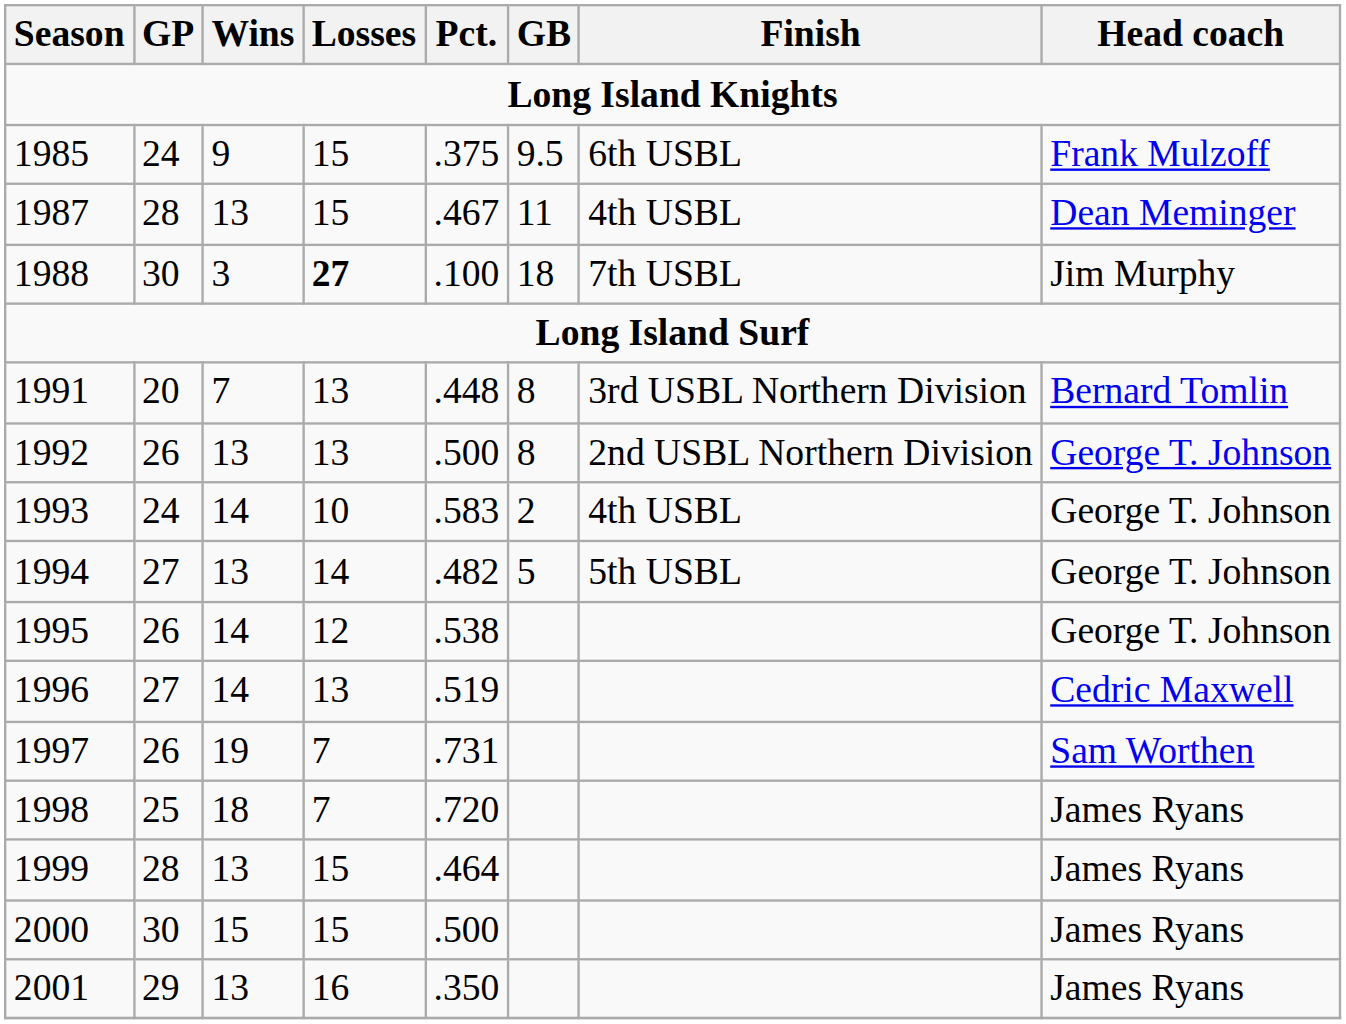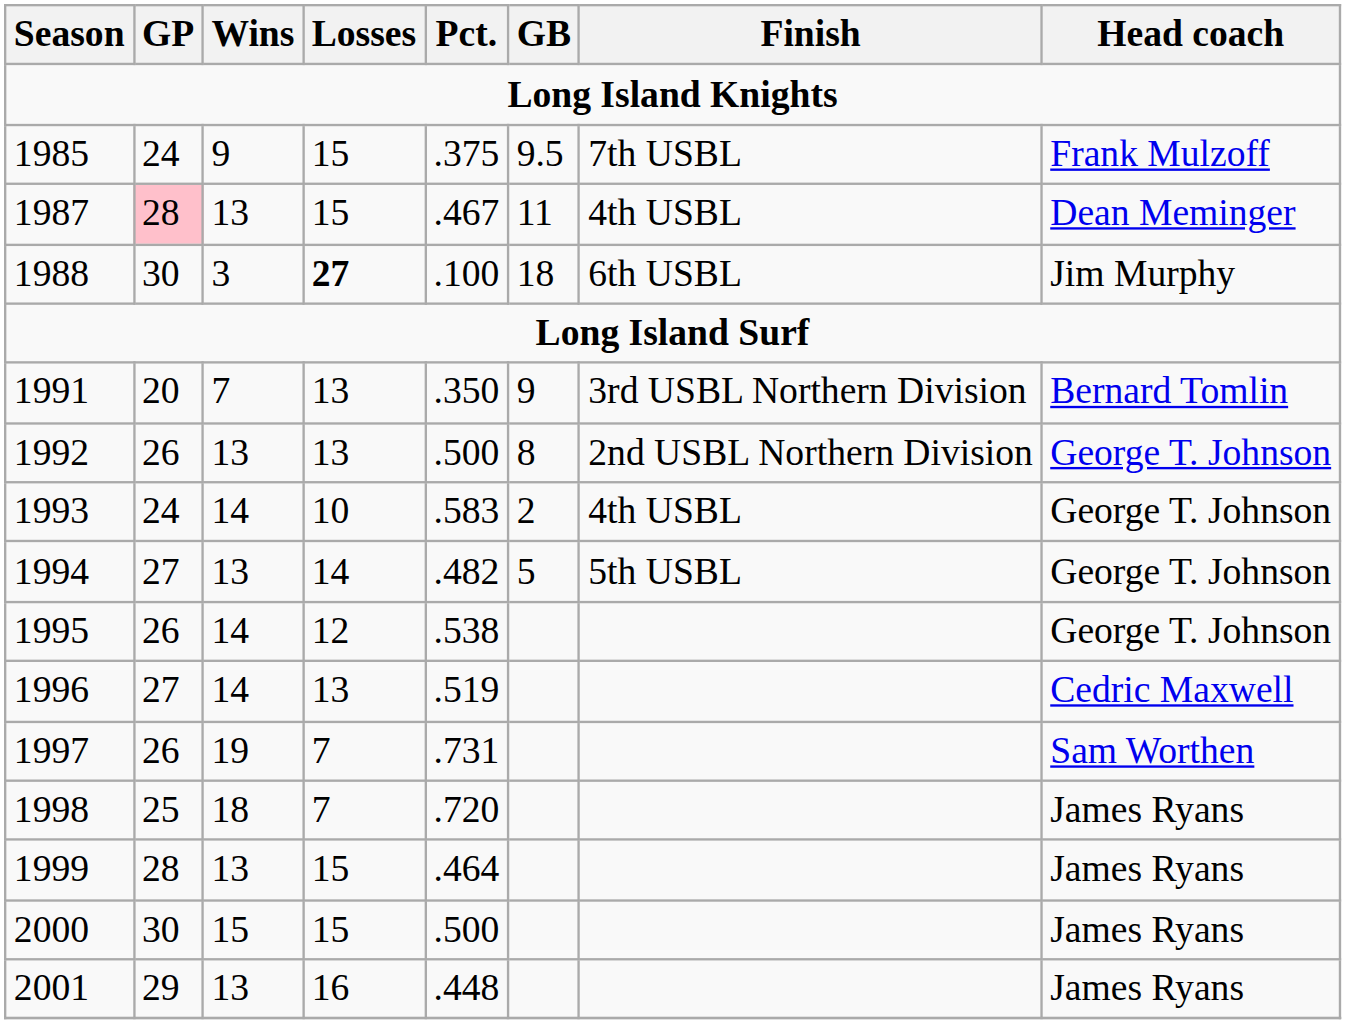(665, 153) 6th USBL -> (665, 153) 7th USBL
(161, 213) no background -> (161, 213) pink background
(665, 272) 7th USBL -> (665, 272) 6th USBL
(466, 392) .448 -> (466, 392) .350
(526, 392) 8 -> (526, 392) 9
(466, 988) .350 -> (466, 988) .448
